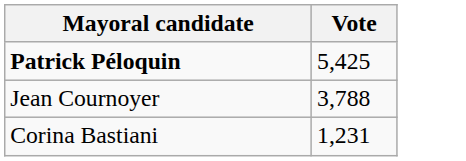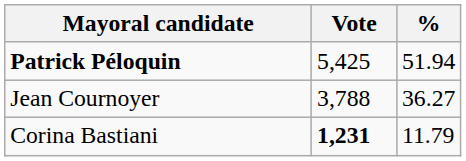+ column: (429, 23)
(344, 135) normal -> (344, 135) bold
